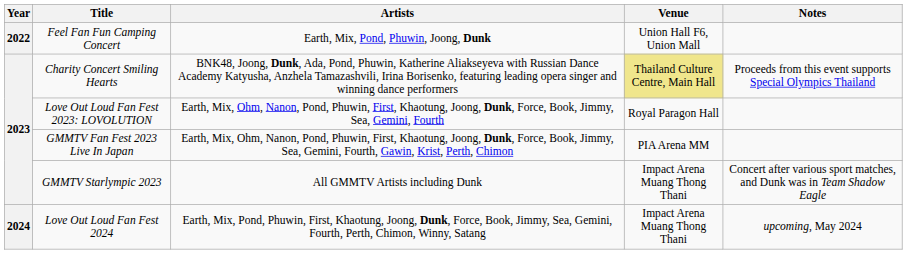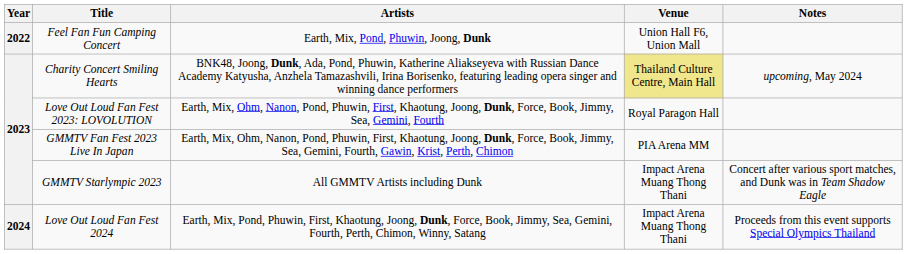(813, 76) Proceeds from this event supports Special Olympics Thailand -> (813, 76) upcoming, May 2024
(813, 226) upcoming, May 2024 -> (813, 226) Proceeds from this event supports Special Olympics Thailand
